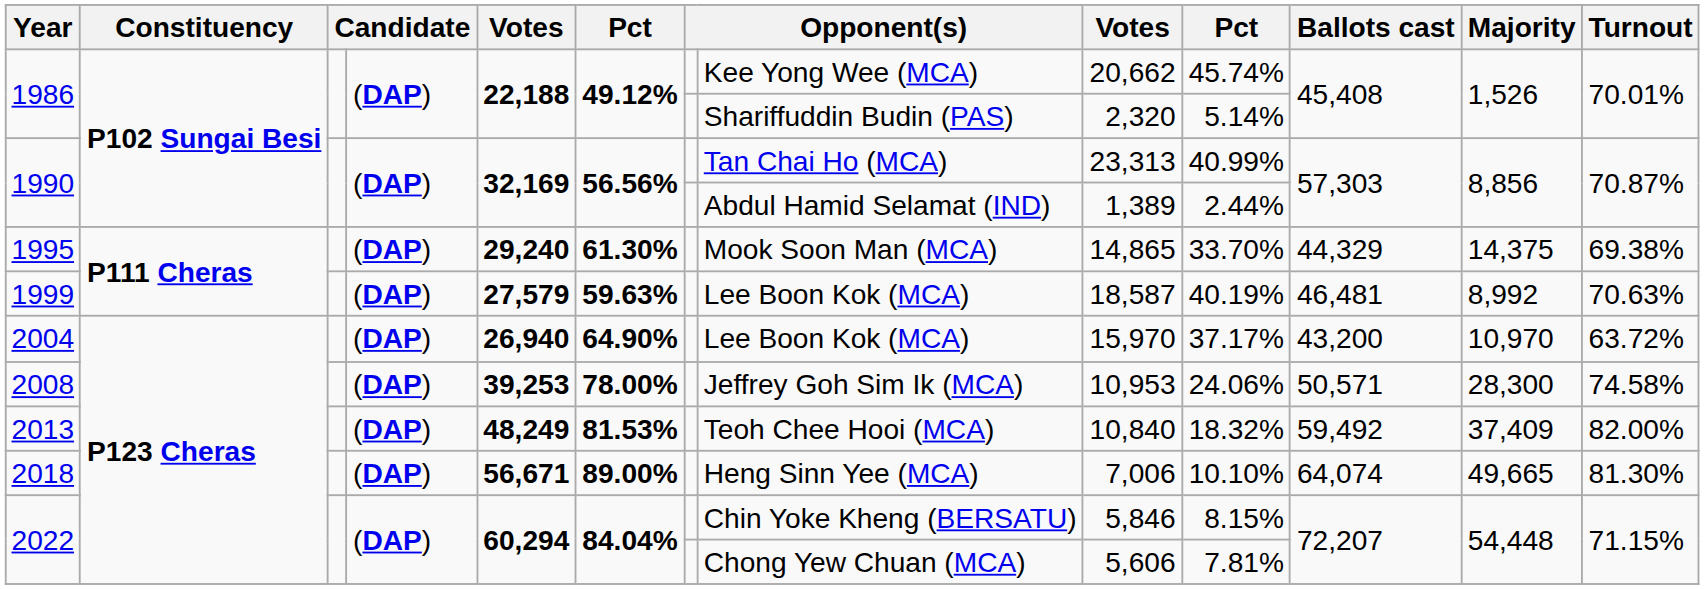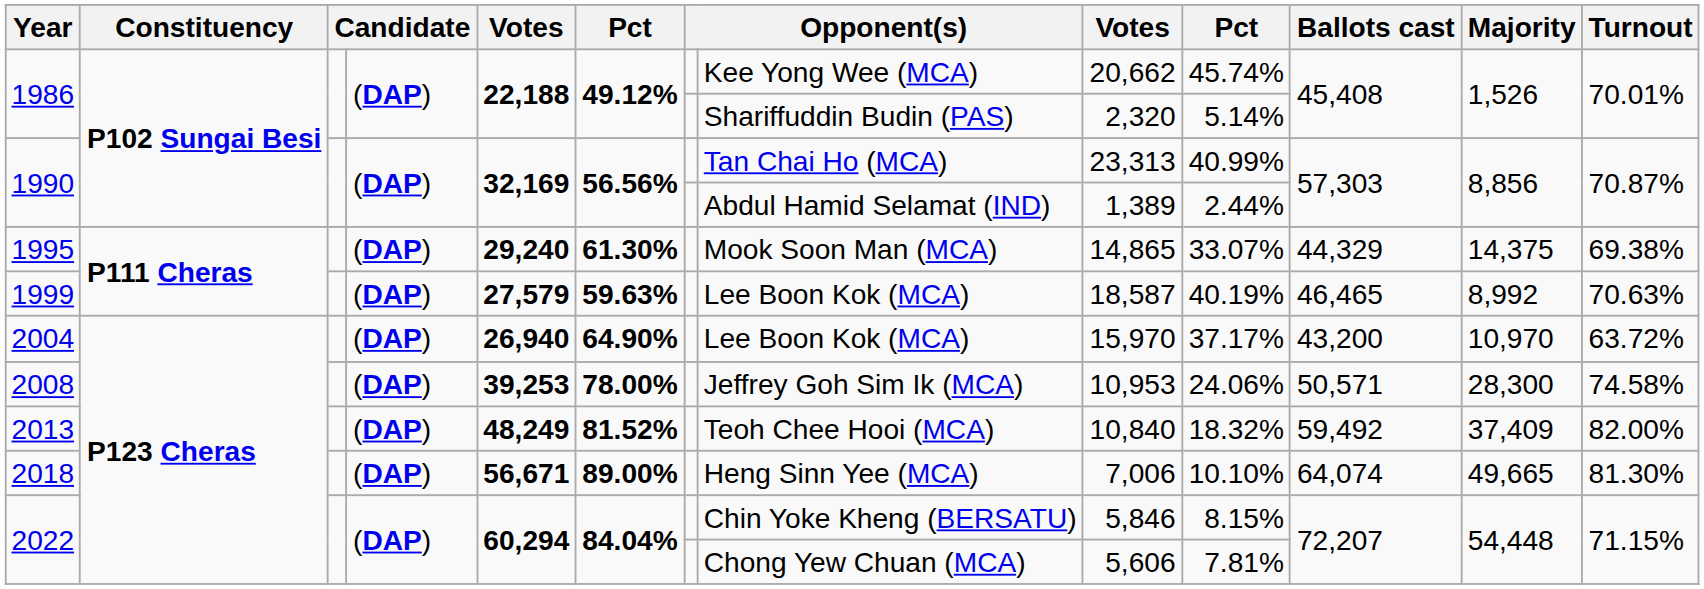(1236, 250) 33.70% -> (1236, 250) 33.07%
(1340, 294) 46,481 -> (1340, 294) 46,465
(630, 428) 81.53% -> (630, 428) 81.52%
